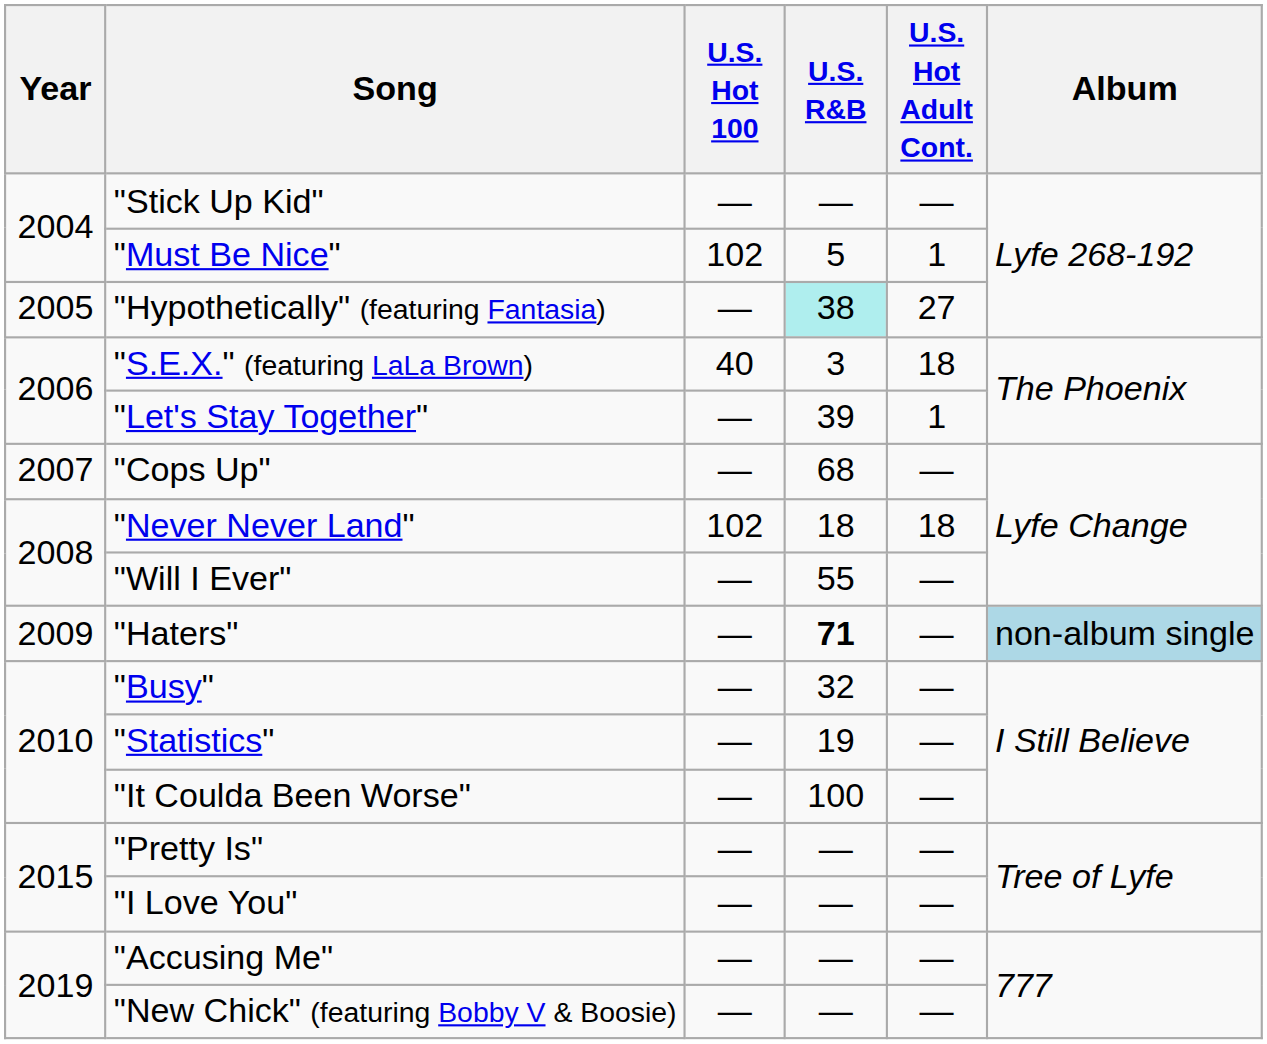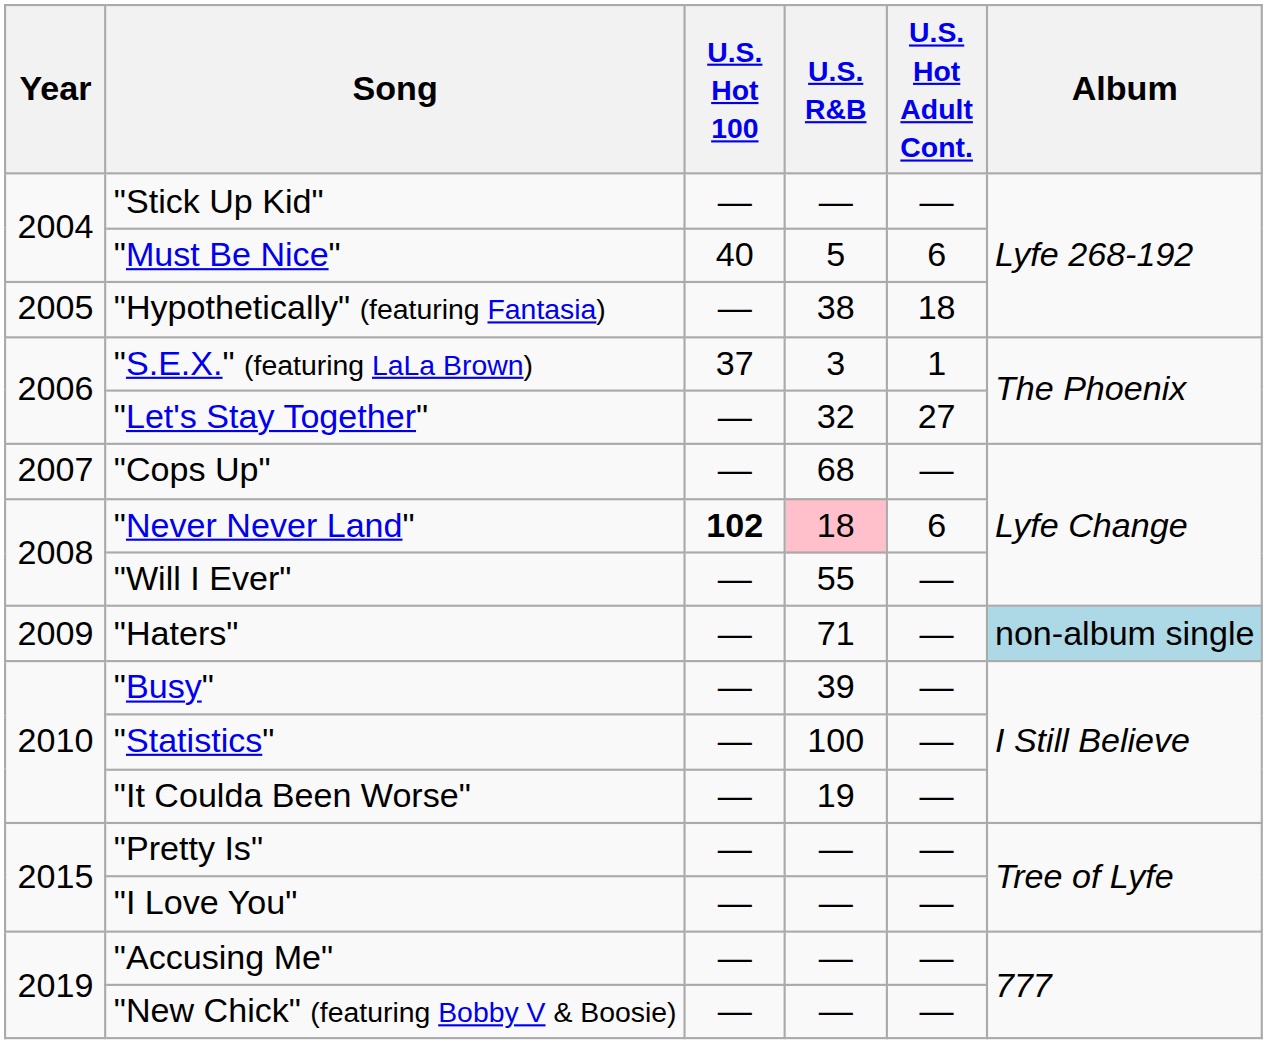(735, 254) 102 -> (735, 254) 40
(937, 254) 1 -> (937, 254) 6
(836, 308) paleturquoise background -> (836, 308) no background
(937, 308) 27 -> (937, 308) 18
(735, 362) 40 -> (735, 362) 37
(937, 362) 18 -> (937, 362) 1
(836, 416) 39 -> (836, 416) 32
(937, 416) 1 -> (937, 416) 27
(735, 524) normal -> (735, 524) bold
(836, 524) no background -> (836, 524) pink background
(937, 524) 18 -> (937, 524) 6
(836, 632) bold -> (836, 632) normal
(836, 687) 32 -> (836, 687) 39
(836, 741) 19 -> (836, 741) 100
(836, 795) 100 -> (836, 795) 19
